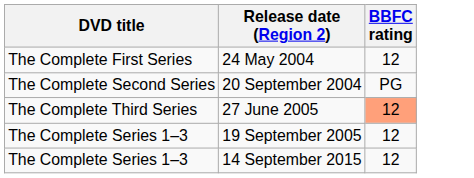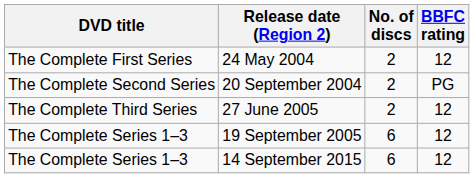+ column: (391, 25)
(391, 110) lightsalmon background -> (443, 110) no background
